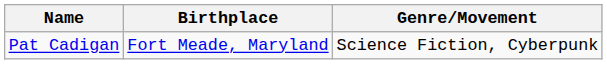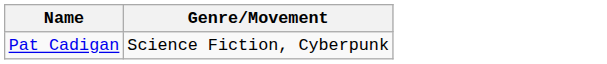- column: (228, 18)
